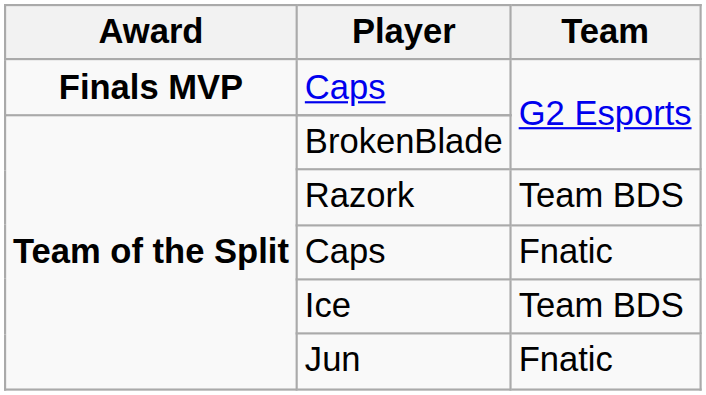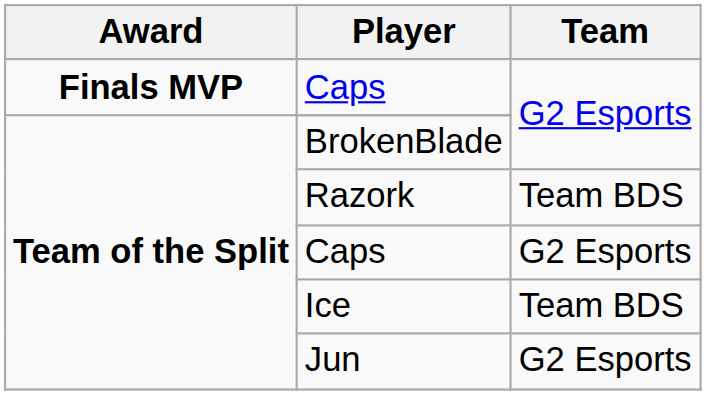(566, 251) Fnatic -> (605, 251) G2 Esports
(566, 360) Fnatic -> (605, 360) G2 Esports
